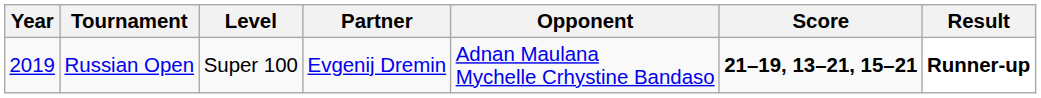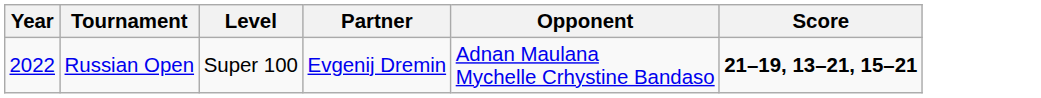- column: (979, 21)
(32, 65) 2019 -> (32, 65) 2022
